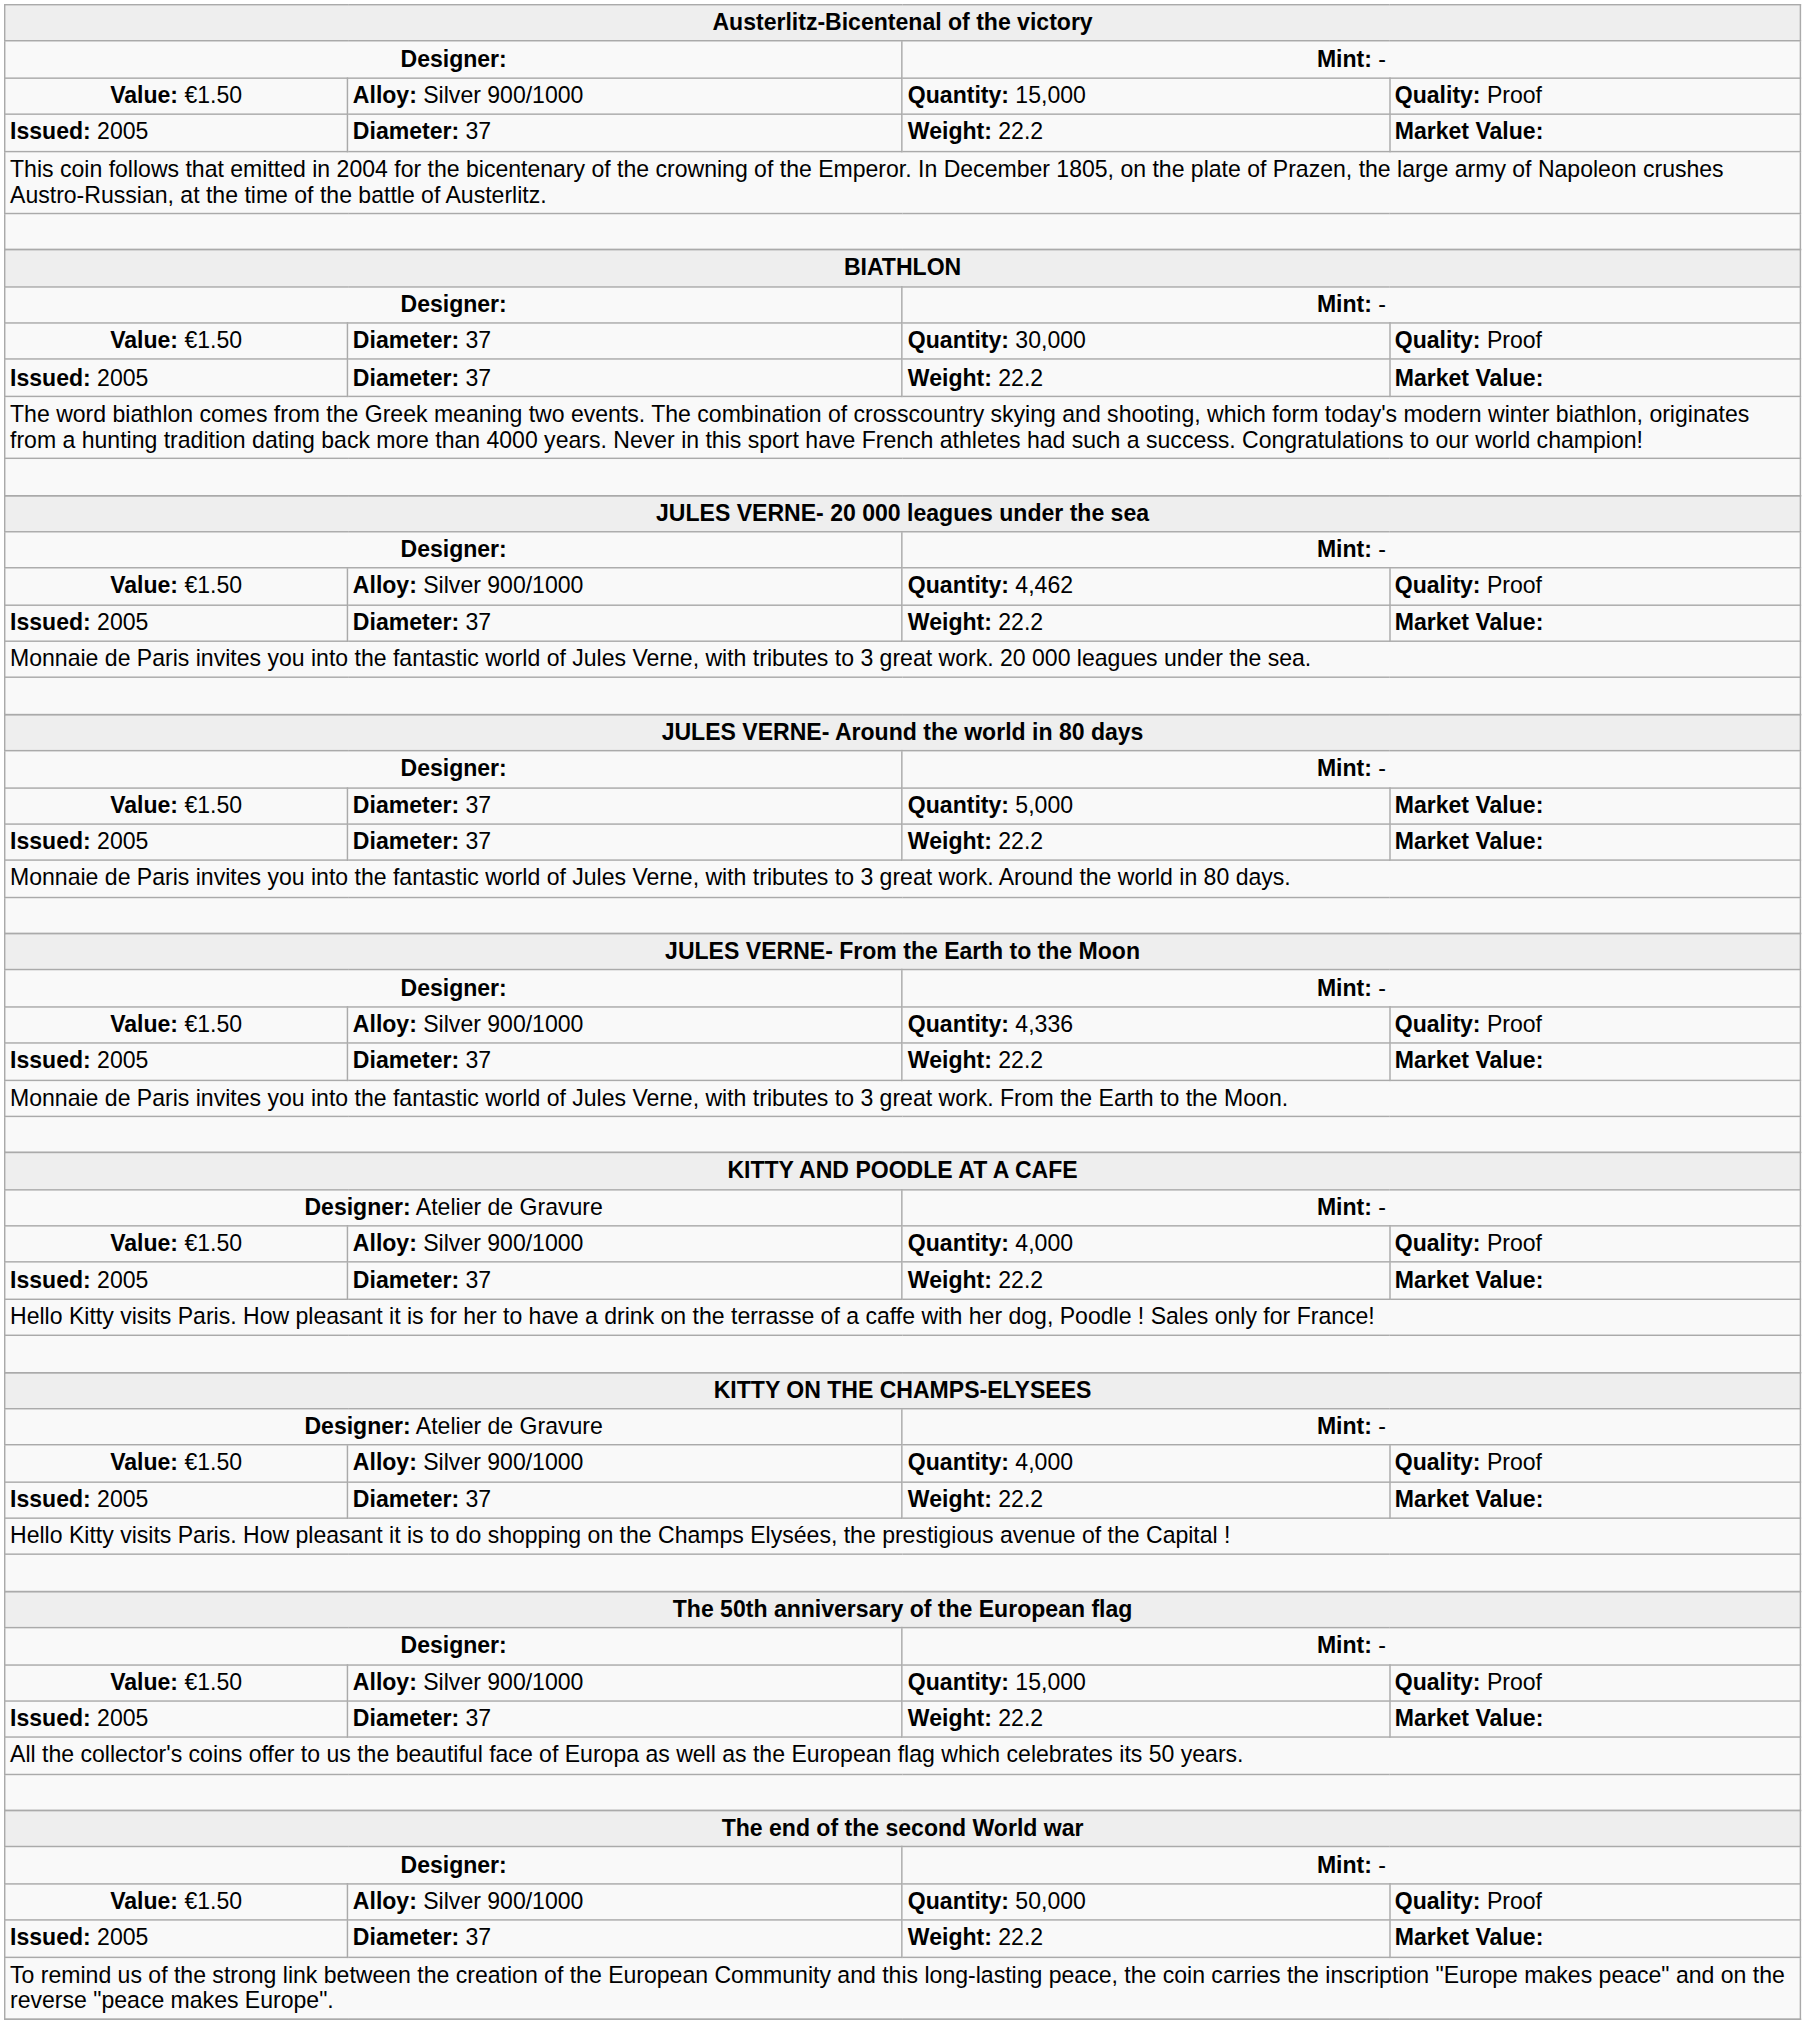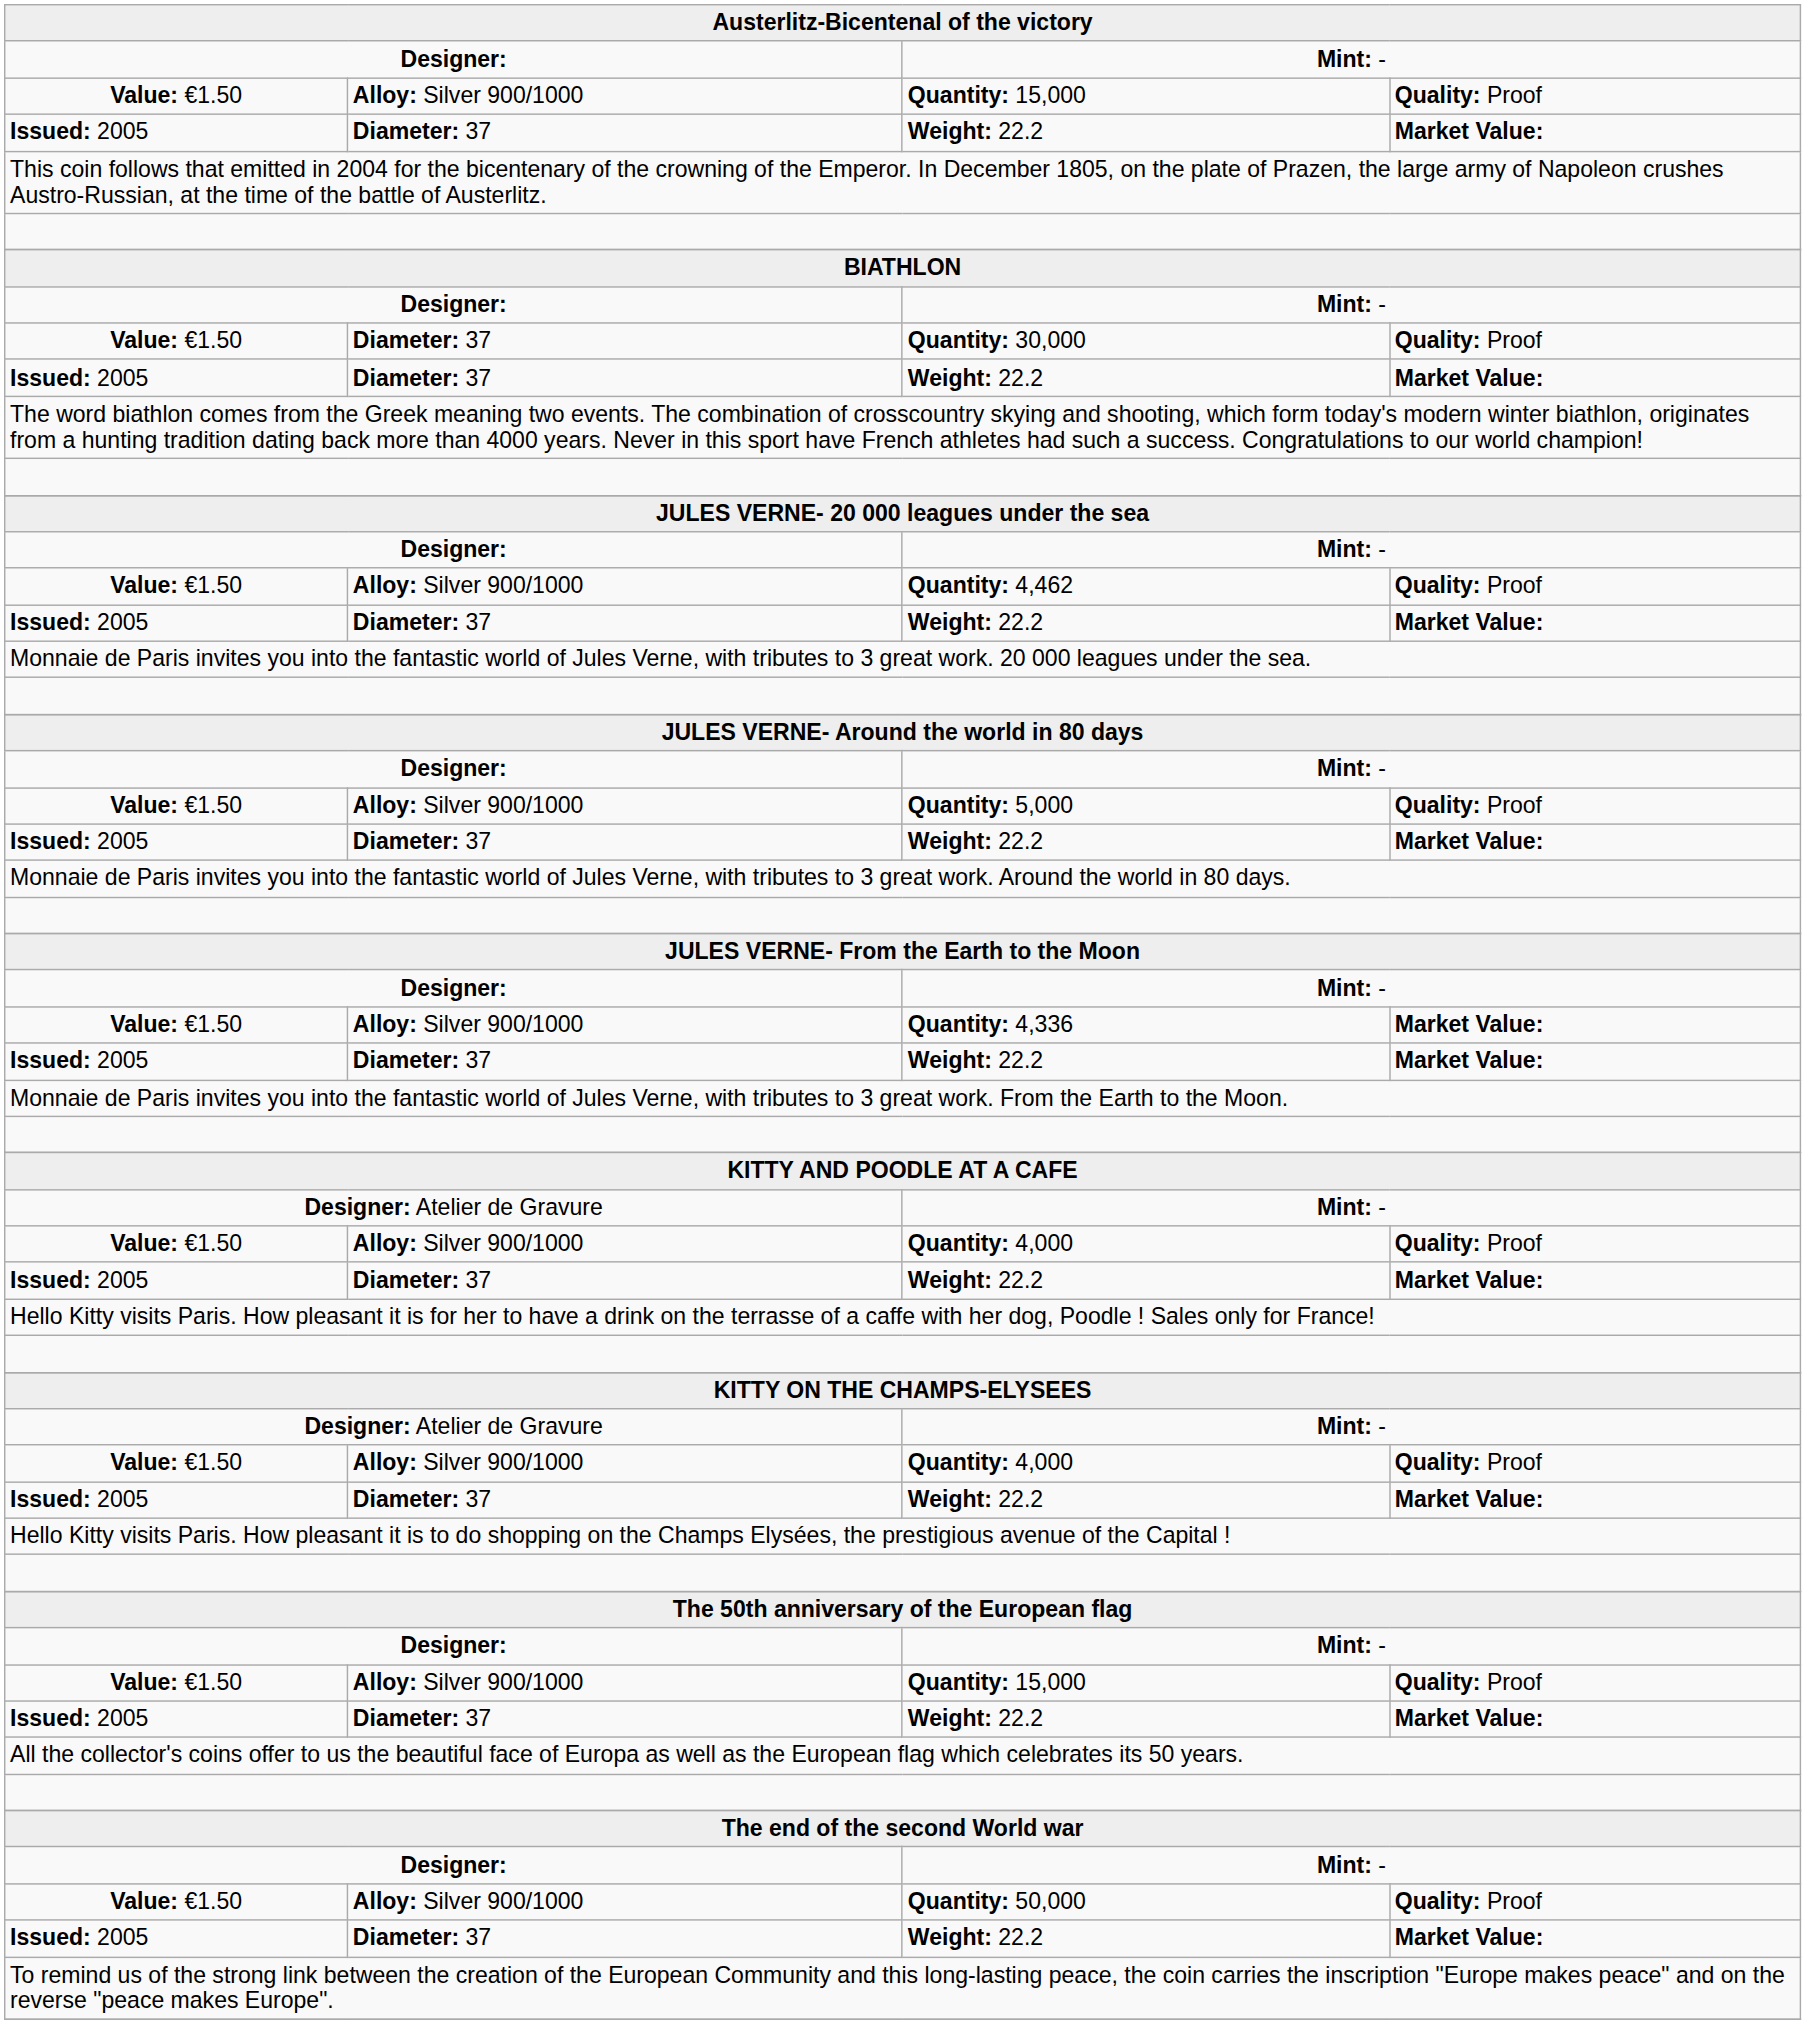(422, 805) Diameter: 37 -> (468, 805) Alloy: Silver 900/1000
(1469, 805) Market Value: -> (1468, 805) Quality: Proof
(1468, 1024) Quality: Proof -> (1469, 1024) Market Value:
